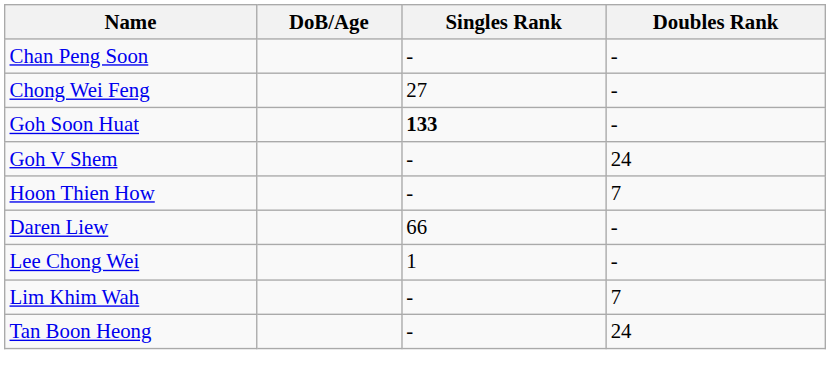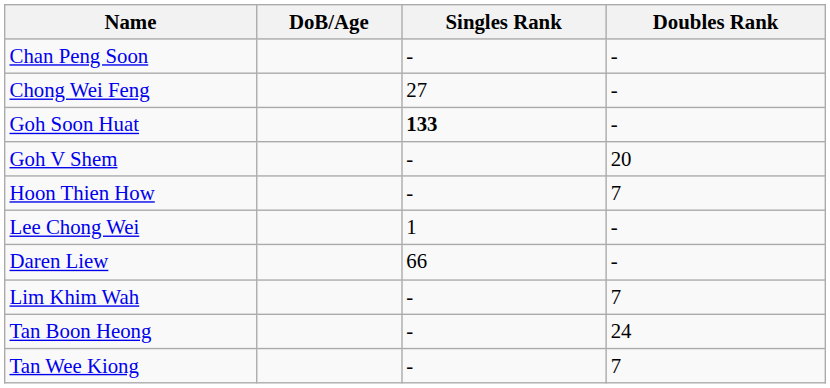(621, 159) 24 -> (621, 159) 20
rows swapped: (74, 262) <-> (59, 227)
+ row: (74, 365)
